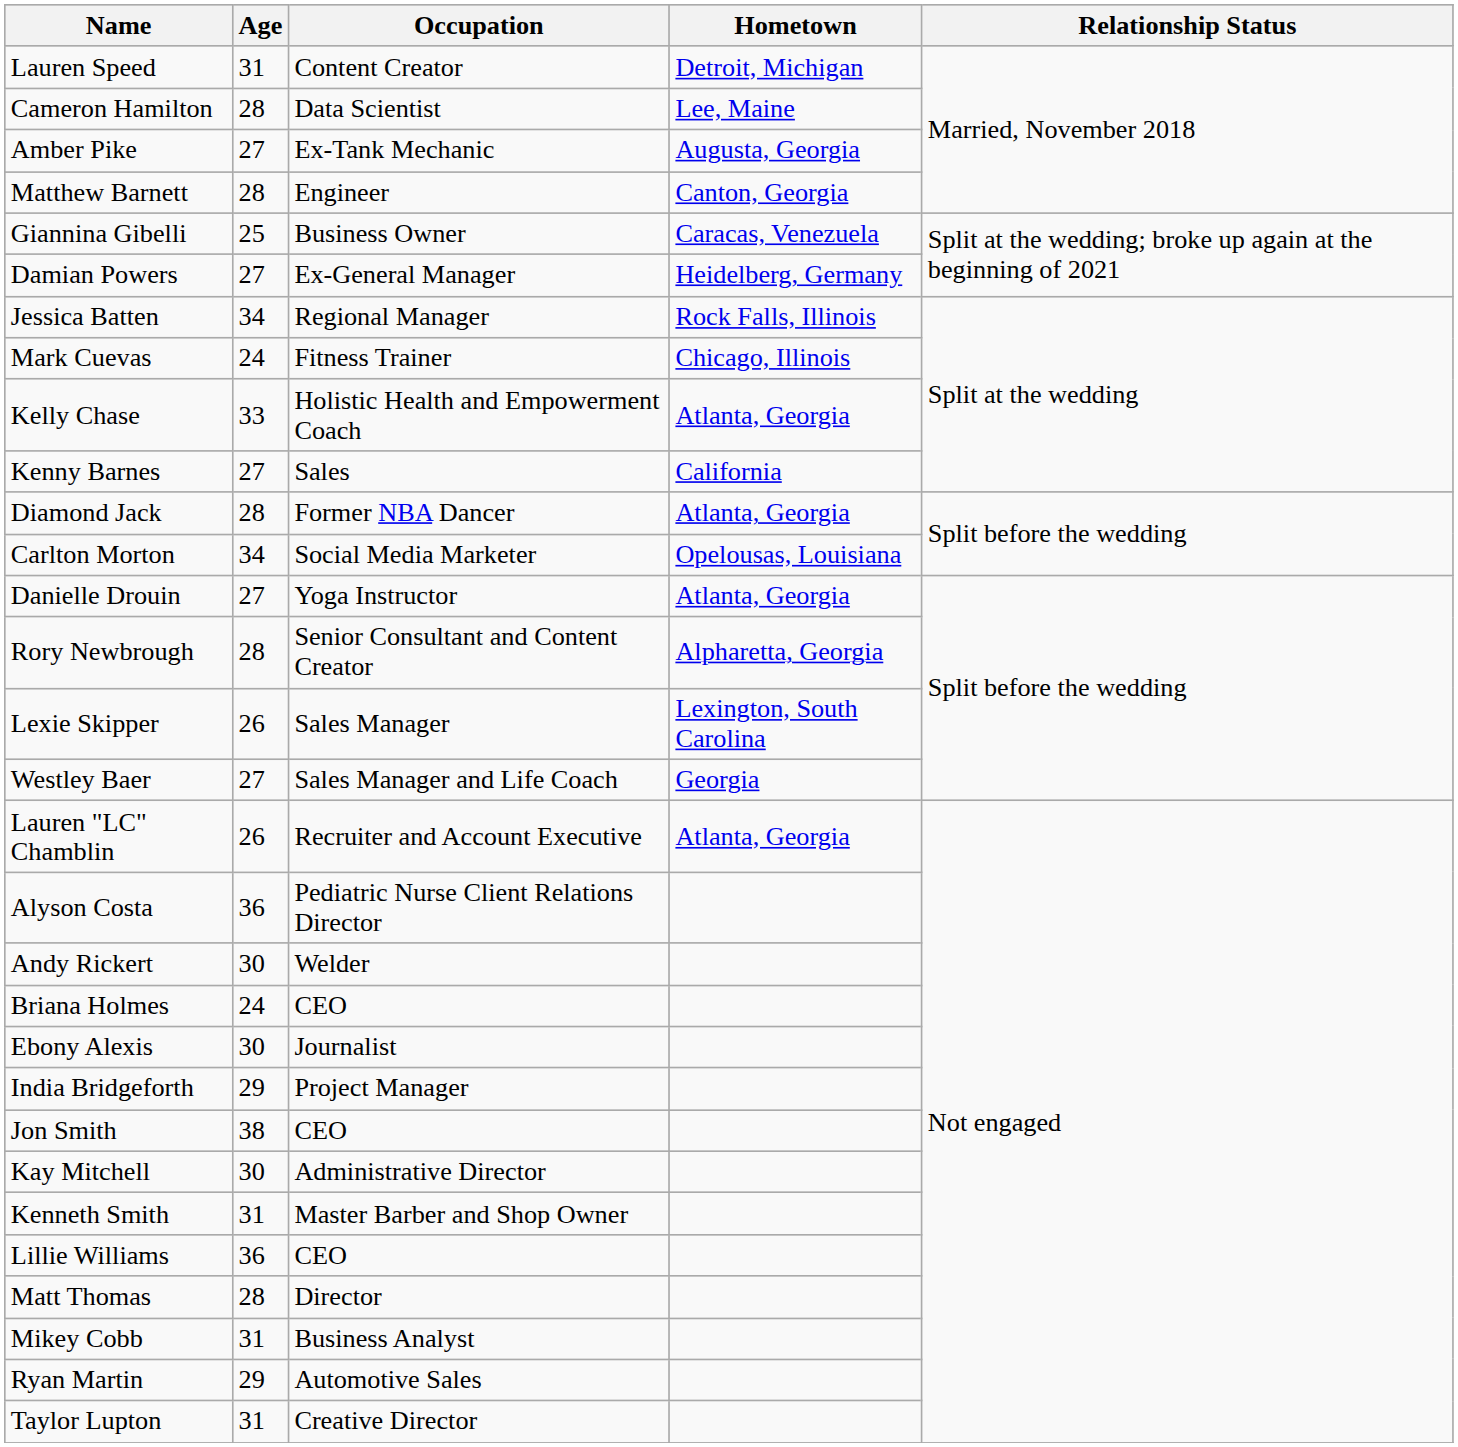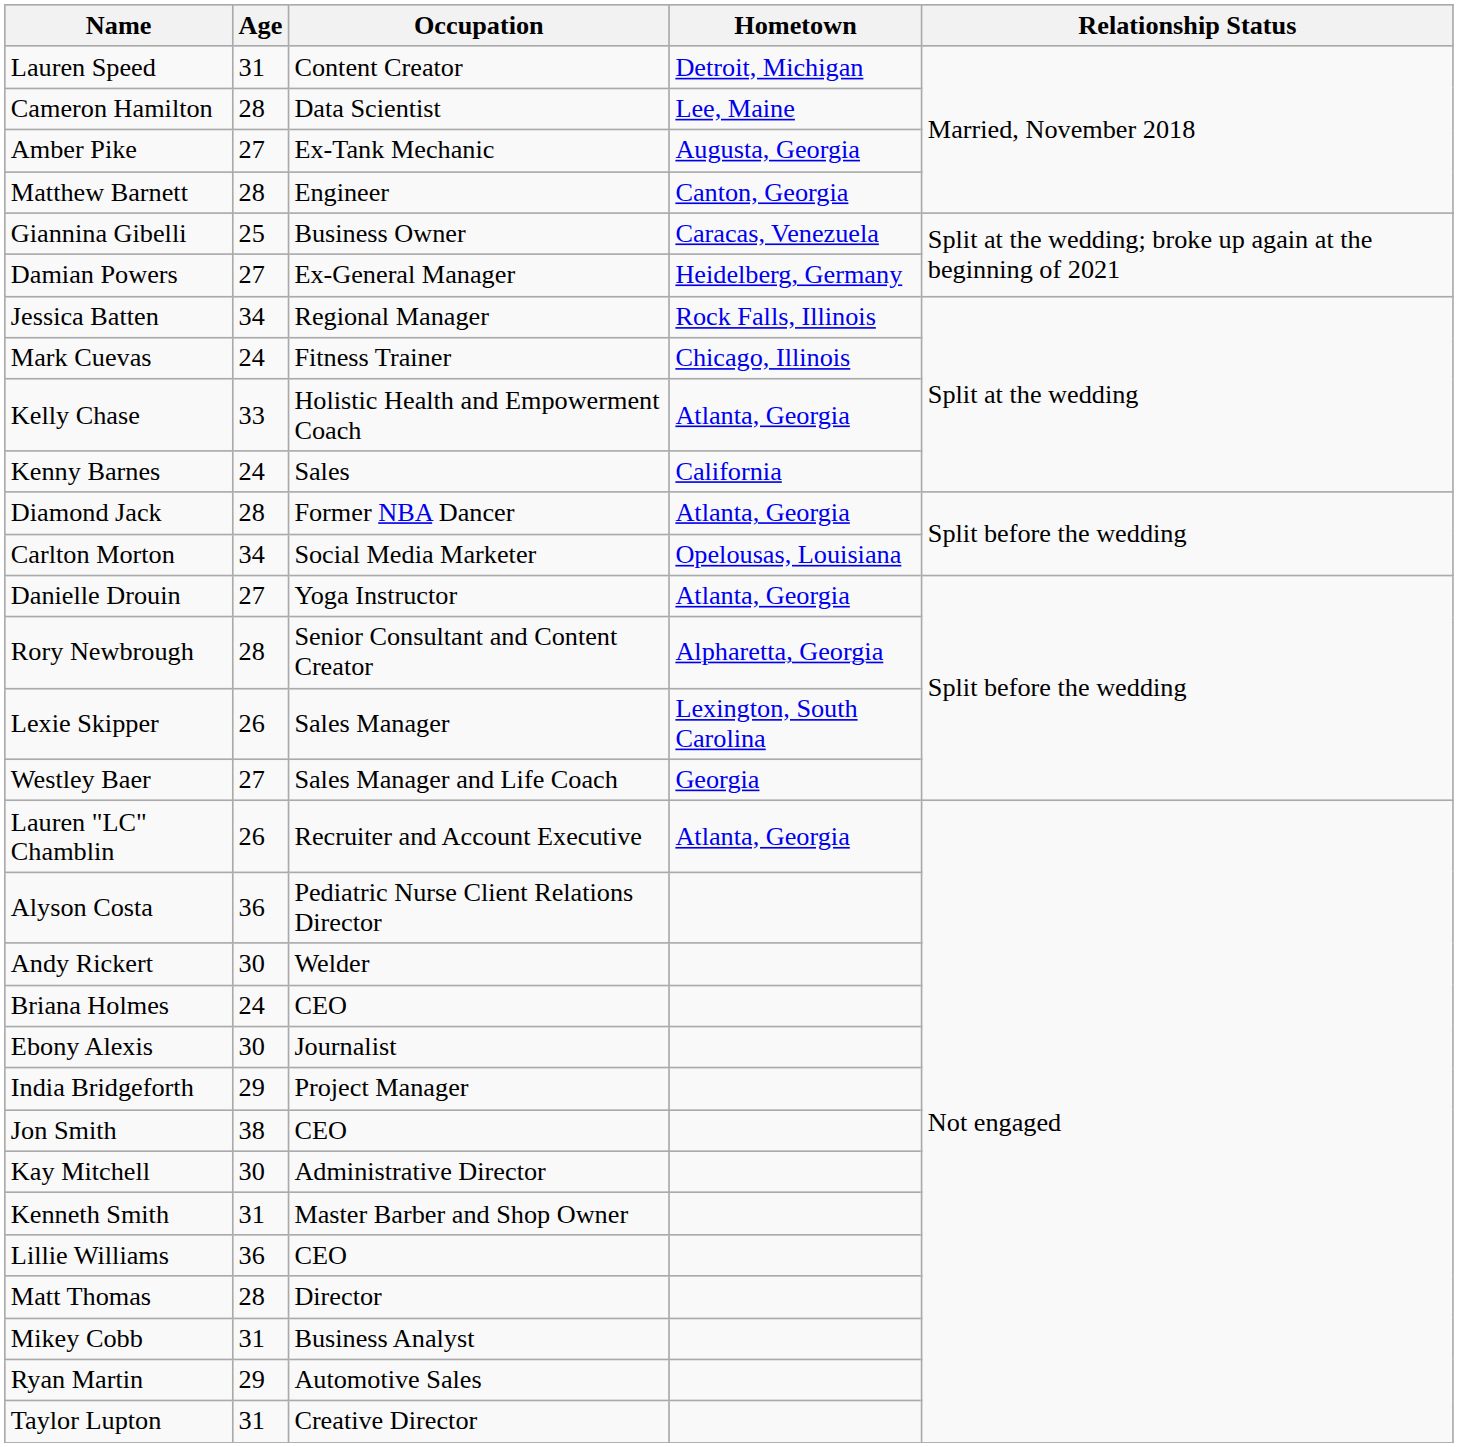(252, 470) 27 -> (252, 470) 24
